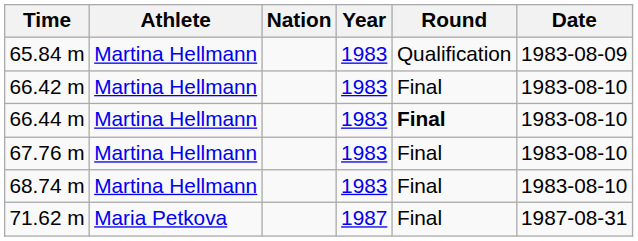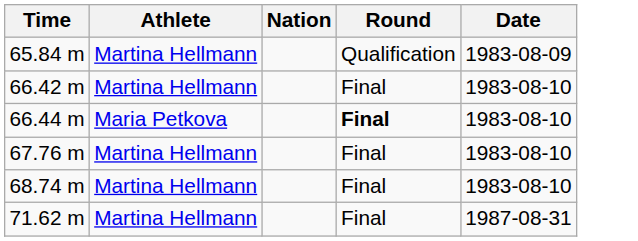- column: (364, 20)
(176, 119) Martina Hellmann -> (161, 119) Maria Petkova
(161, 218) Maria Petkova -> (176, 218) Martina Hellmann
